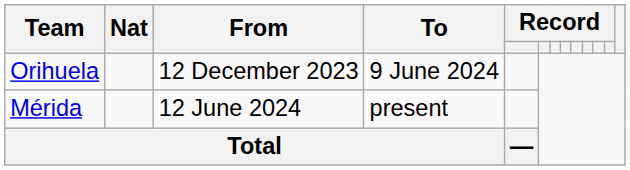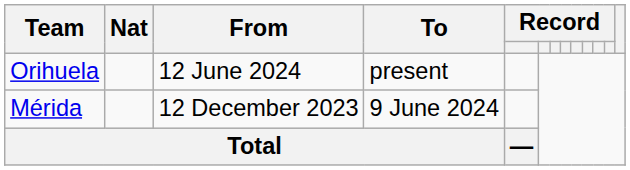(259, 71) 12 December 2023 -> (230, 71) 12 June 2024
(434, 71) 9 June 2024 -> (409, 71) present
(230, 108) 12 June 2024 -> (259, 108) 12 December 2023
(409, 108) present -> (434, 108) 9 June 2024
